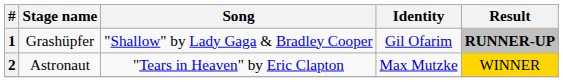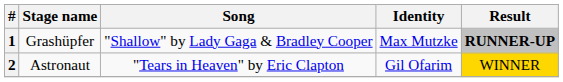(419, 40) Gil Ofarim -> (419, 40) Max Mutzke
(419, 64) Max Mutzke -> (419, 64) Gil Ofarim
